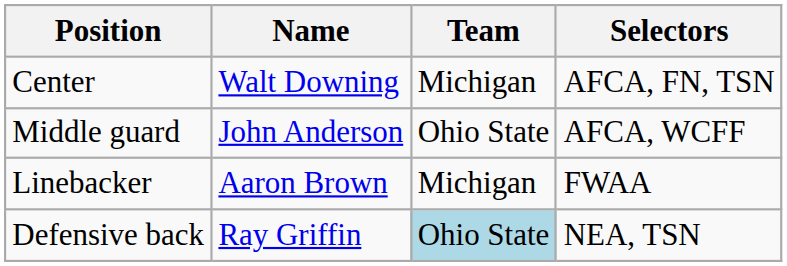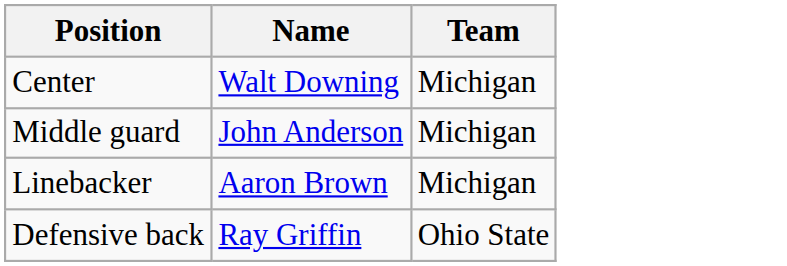- column: (669, 30)
(483, 132) Ohio State -> (477, 132) Michigan
(483, 234) lightblue background -> (483, 234) no background
